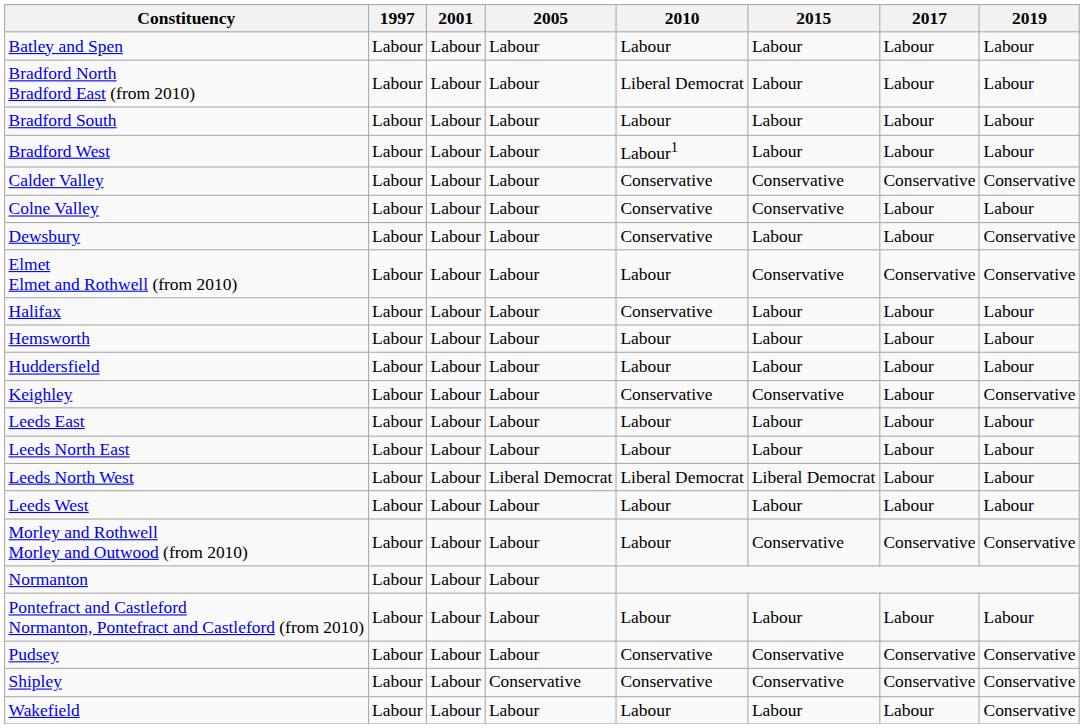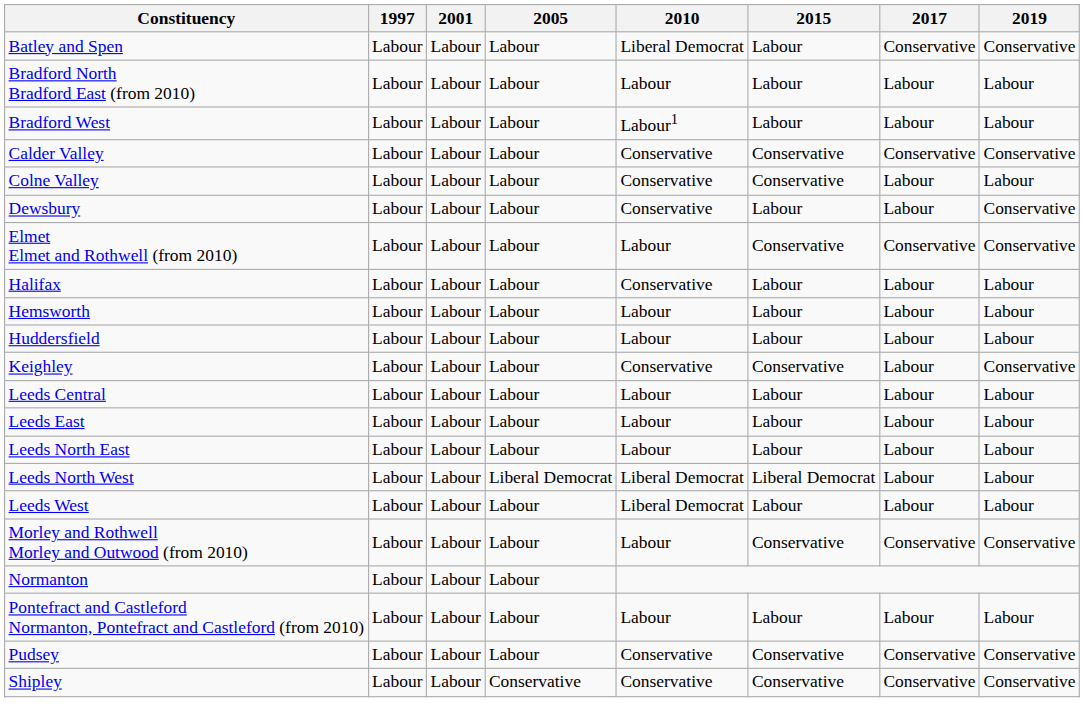(646, 45) Labour -> (682, 45) Liberal Democrat
(909, 45) Labour -> (929, 45) Conservative
(1009, 45) Labour -> (1030, 45) Conservative
(682, 83) Liberal Democrat -> (646, 83) Labour
- row: (63, 120)
+ row: (57, 394)
(646, 504) Labour -> (682, 504) Liberal Democrat
- row: (44, 710)
